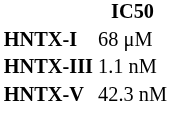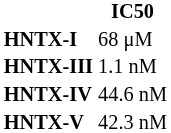+ row: (48, 94)
